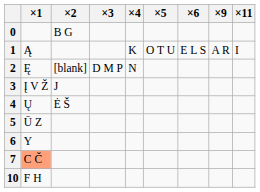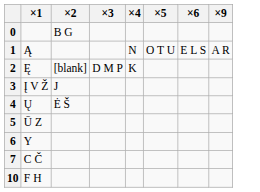- column: (244, 13)
(132, 50) K -> (132, 50) N
(132, 68) N -> (132, 68) K
(33, 159) lightsalmon background -> (33, 159) no background
